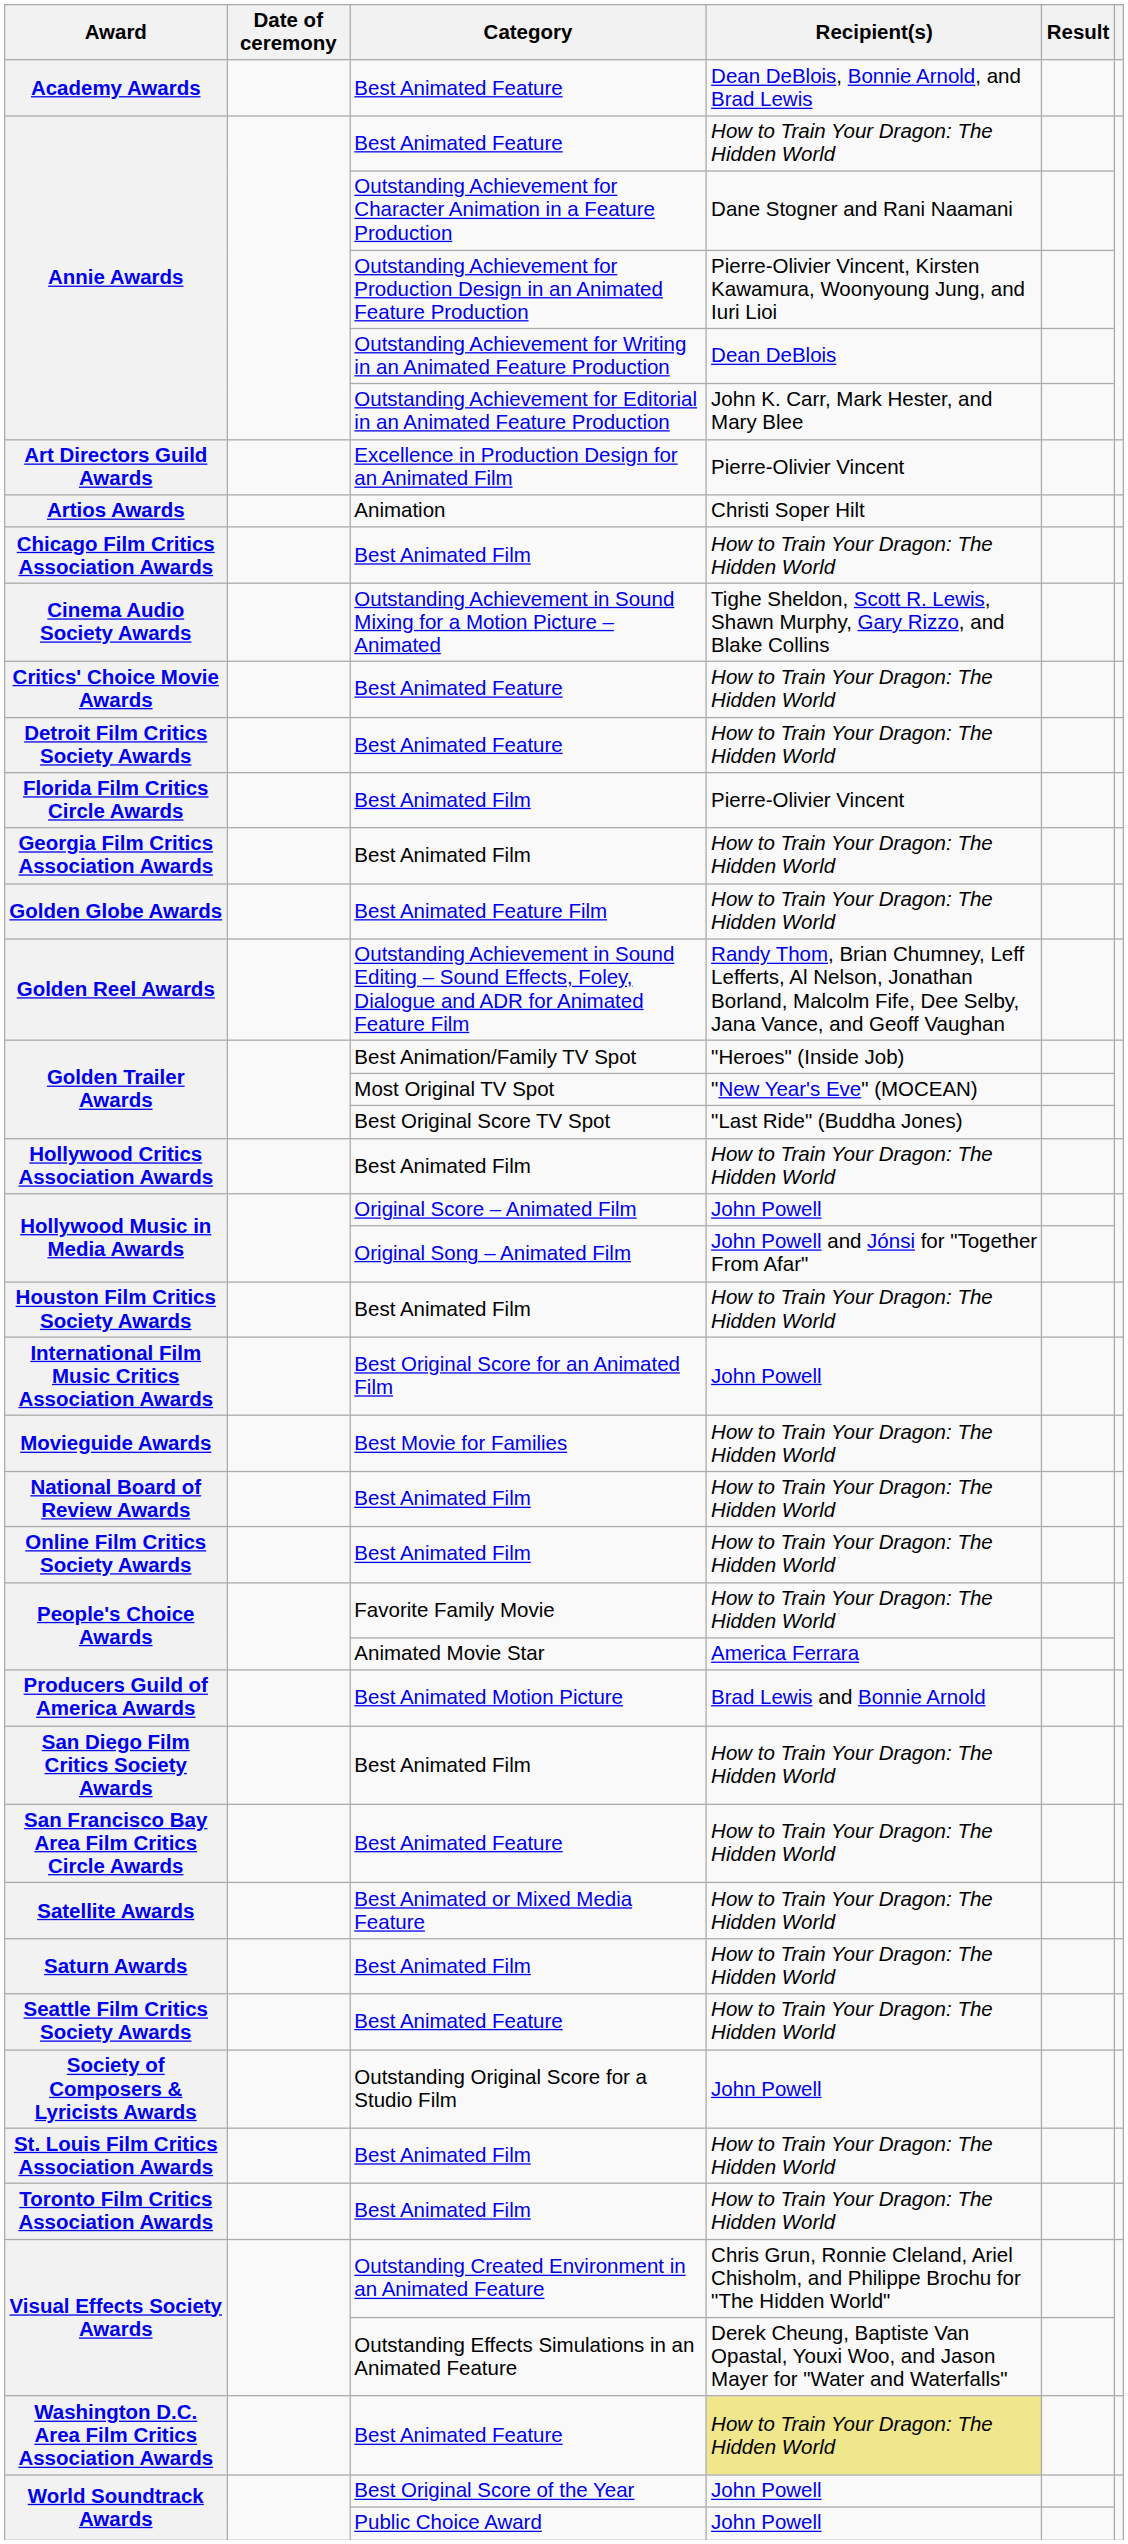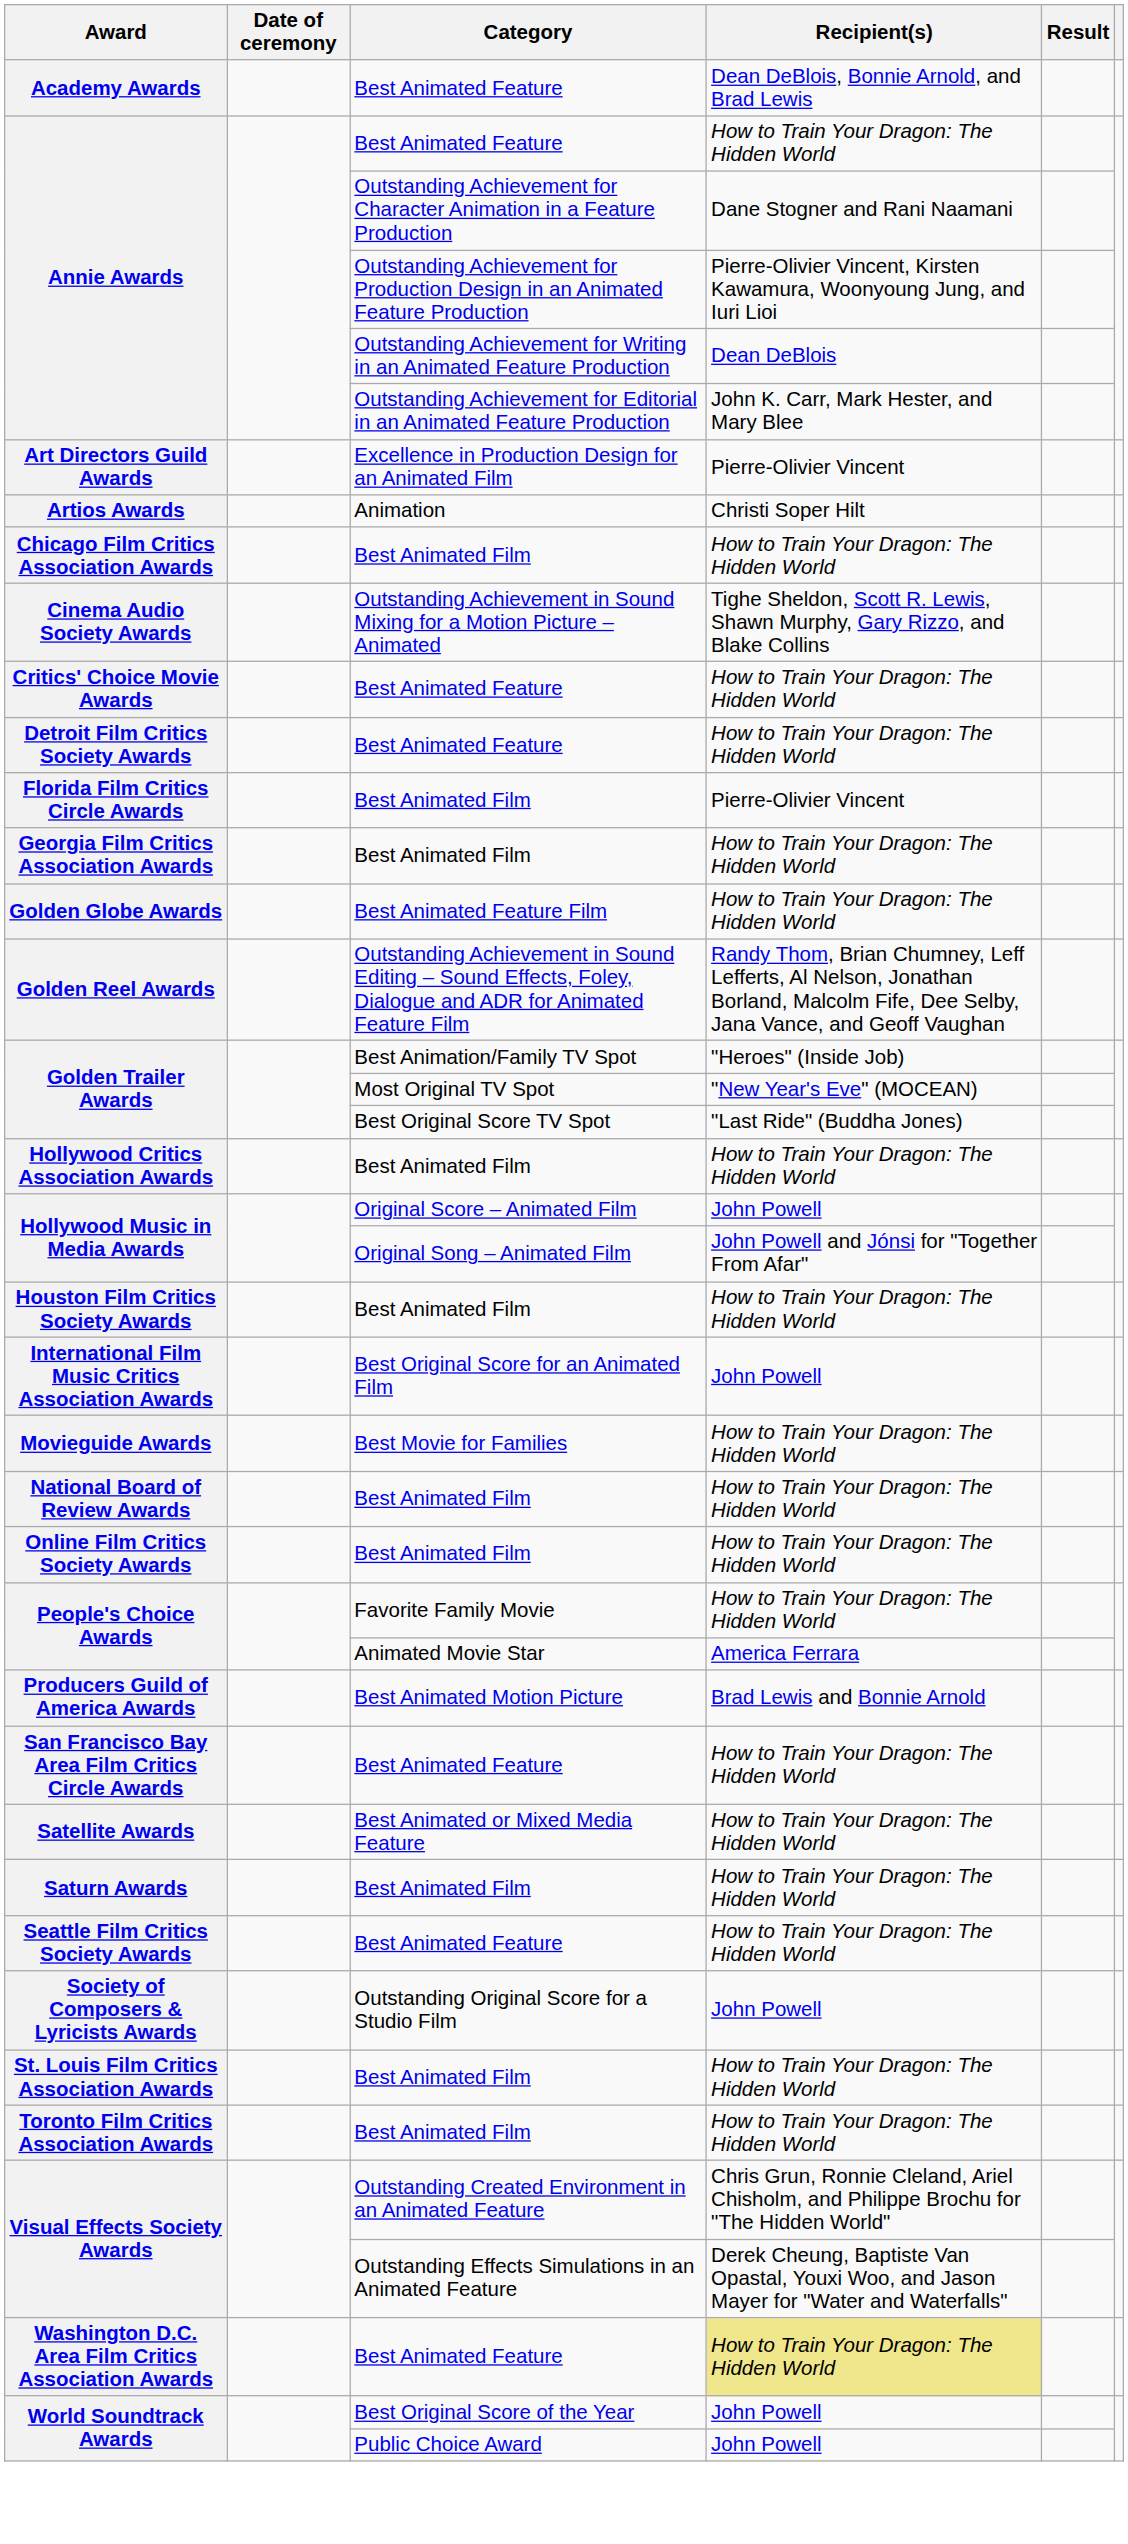- row: (116, 1764)
